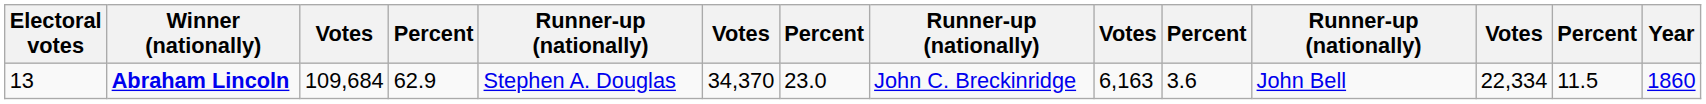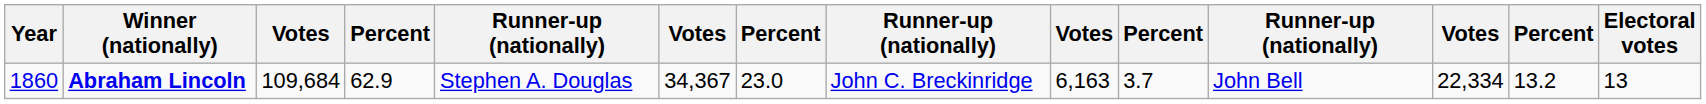columns swapped: (1671, 33) <-> (56, 33)
(741, 80) 34,370 -> (697, 80) 34,367
(1182, 80) 3.6 -> (1138, 80) 3.7
(1578, 80) 11.5 -> (1535, 80) 13.2
